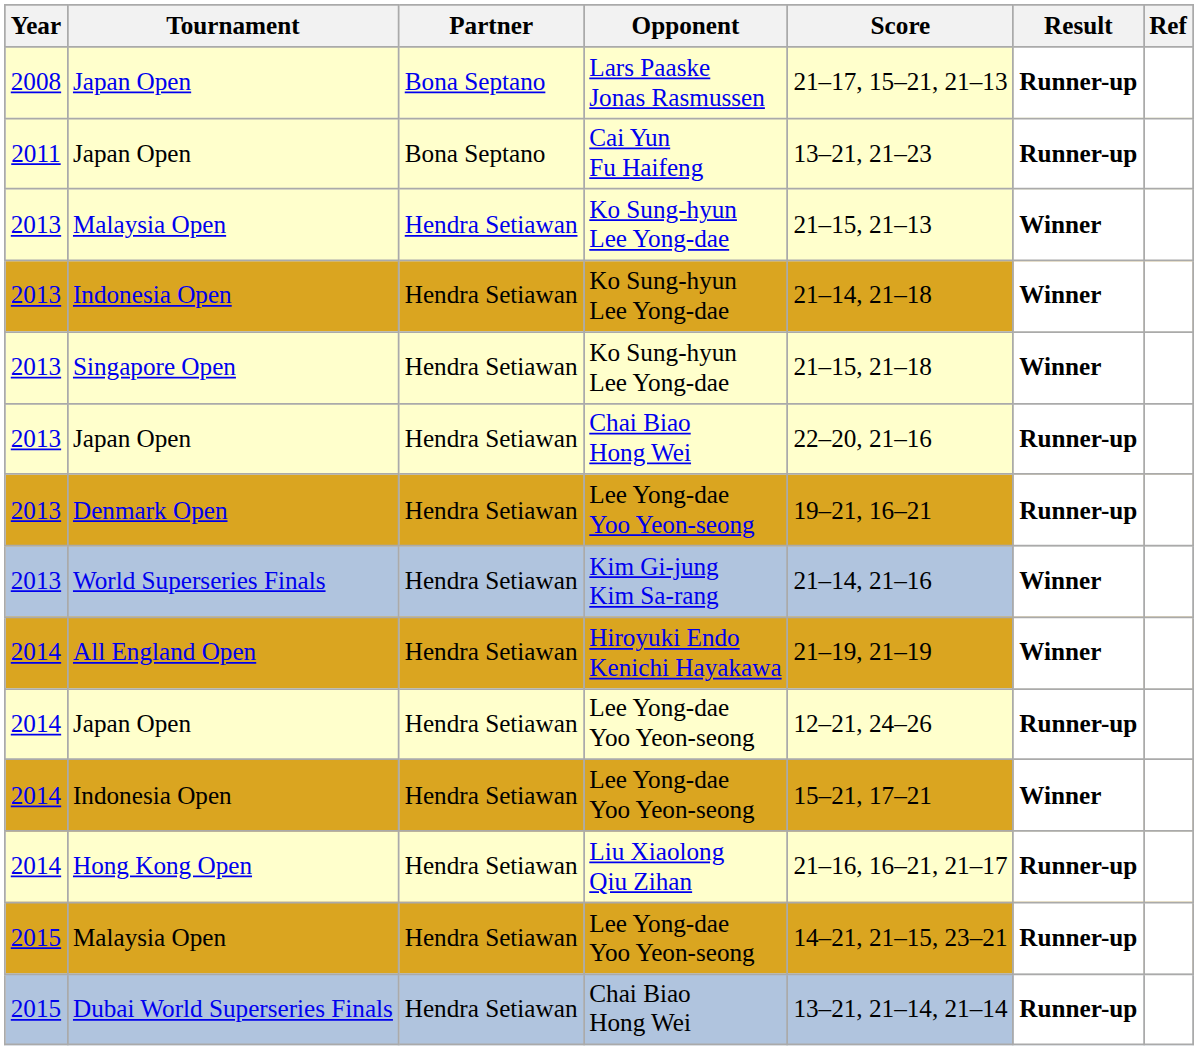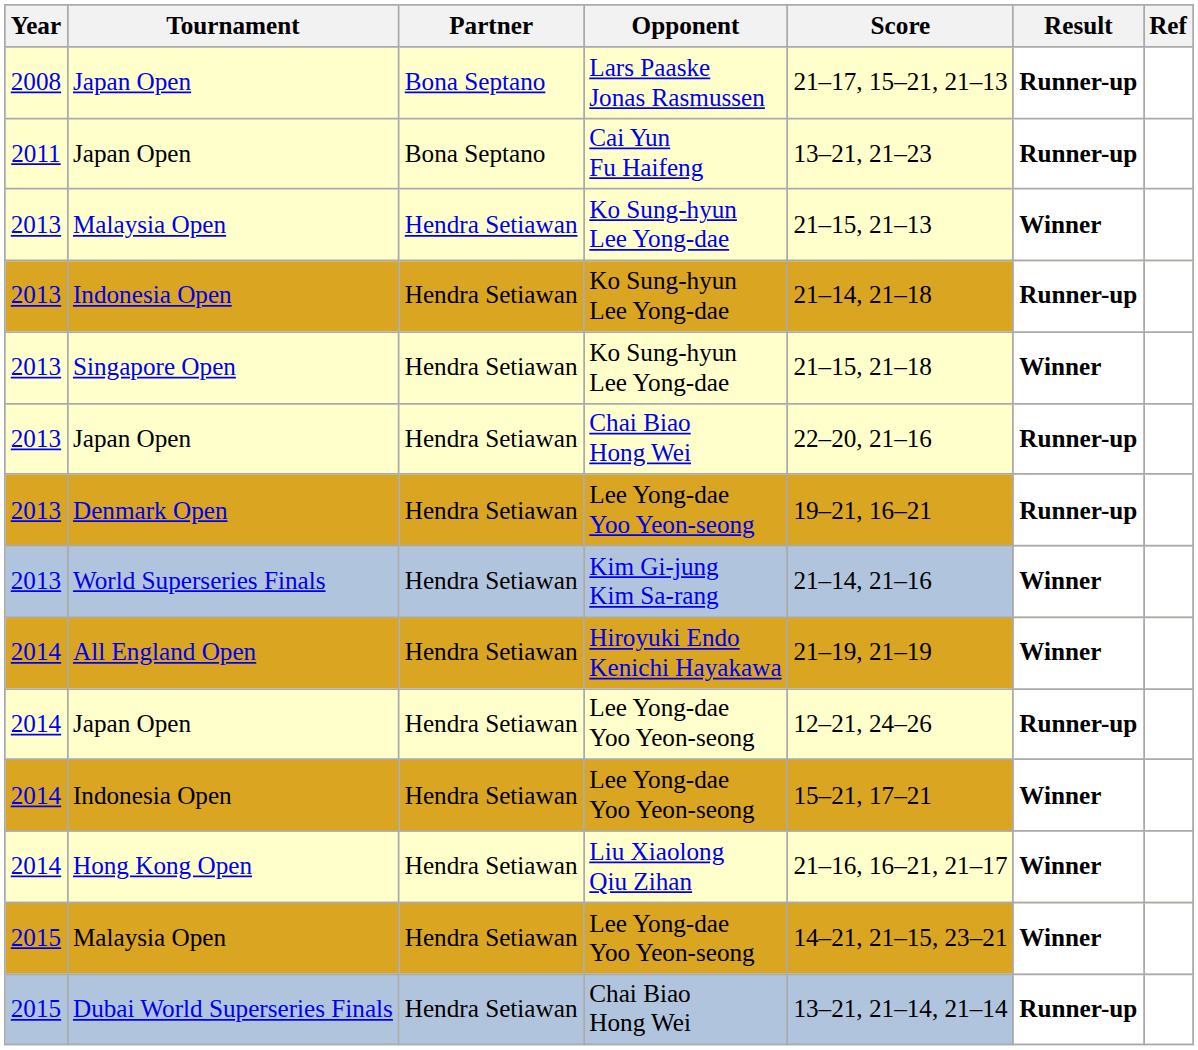(1060, 296) Winner -> (1078, 296) Runner-up
(1078, 866) Runner-up -> (1060, 866) Winner
(1078, 937) Runner-up -> (1060, 937) Winner
